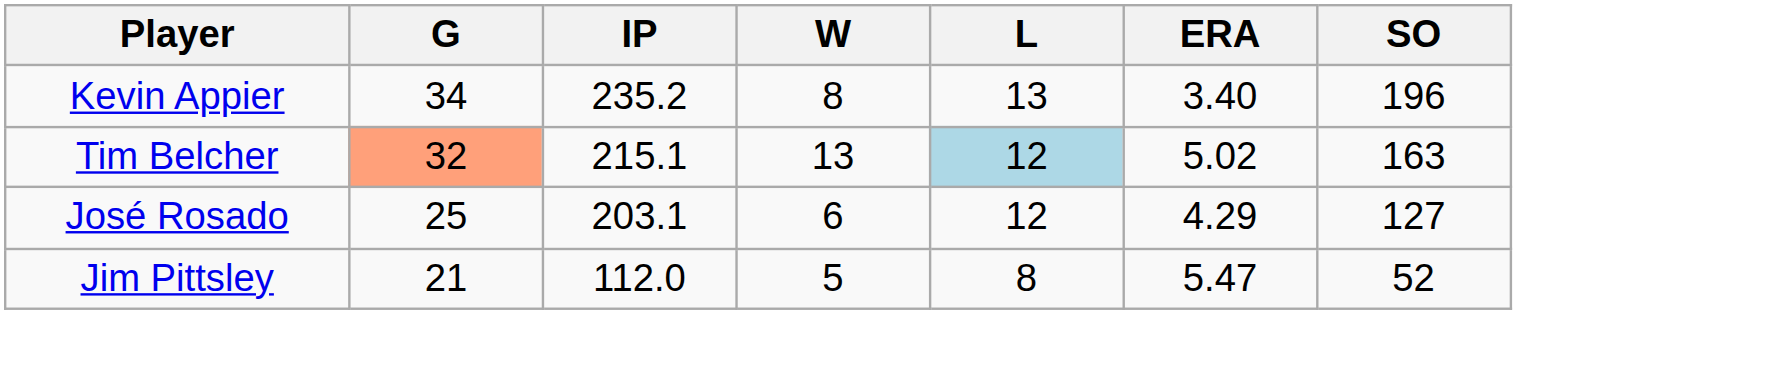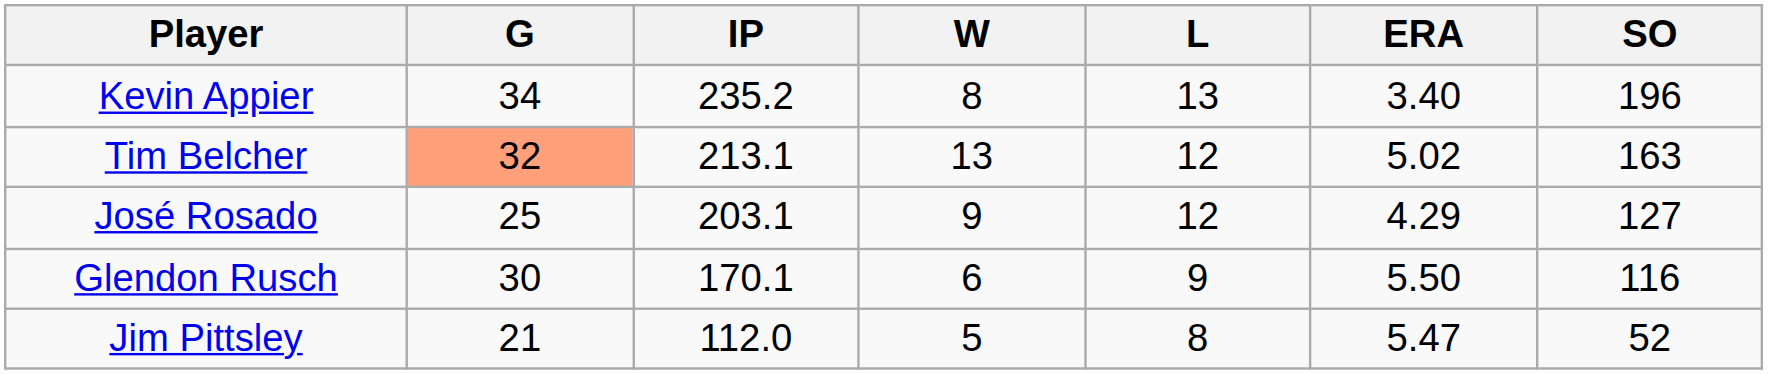(639, 156) 215.1 -> (746, 156) 213.1
(1026, 156) lightblue background -> (1198, 156) no background
(833, 216) 6 -> (972, 216) 9
+ row: (206, 277)
